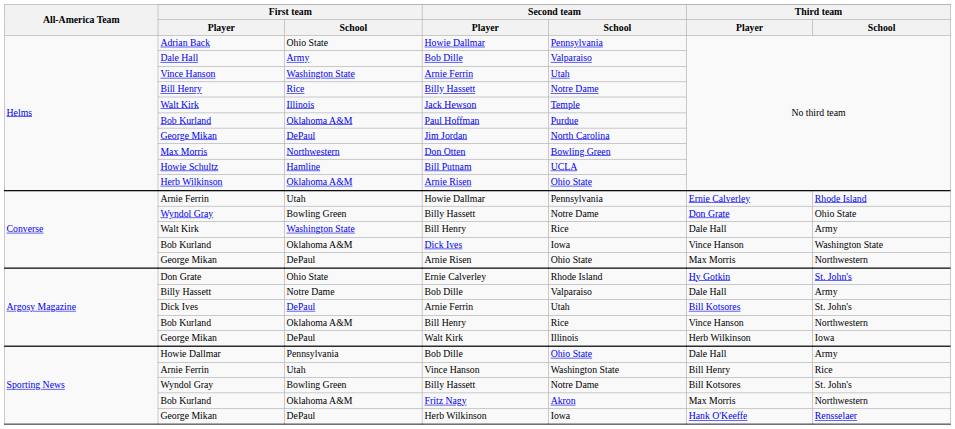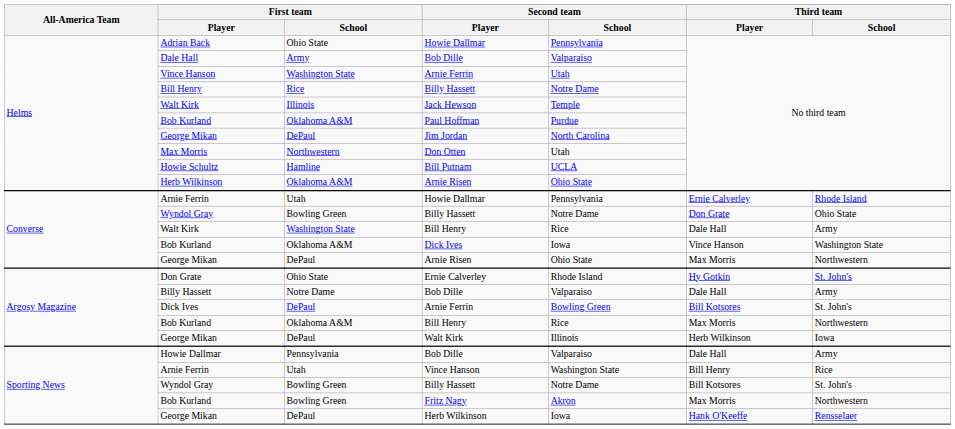(581, 151) Bowling Green -> (560, 151) Utah
(560, 307) Utah -> (581, 307) Bowling Green
(716, 323) Vince Hanson -> (712, 323) Max Morris
(571, 354) Ohio State -> (571, 354) Valparaiso
(319, 401) Oklahoma A&M -> (316, 401) Bowling Green
